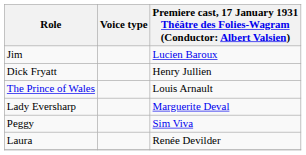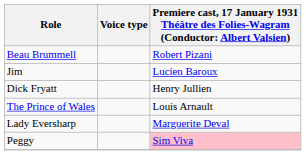+ row: (41, 54)
(173, 123) no background -> (173, 141) pink background
- row: (20, 141)
